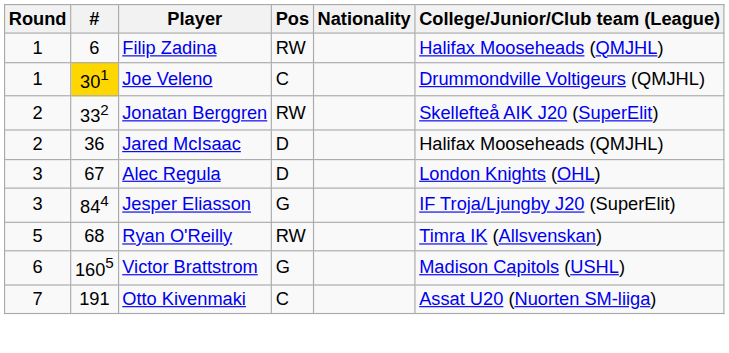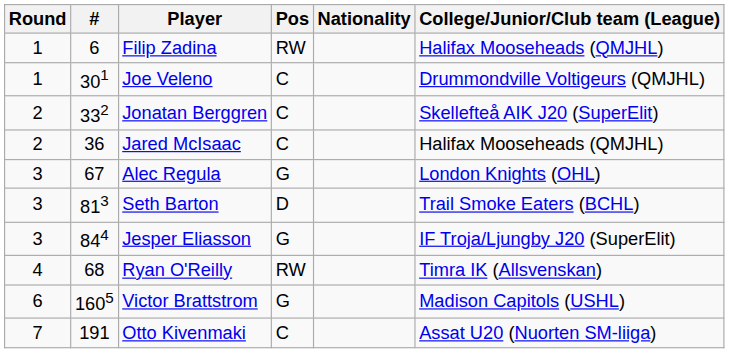(94, 79) gold background -> (94, 79) no background
(291, 113) RW -> (282, 113) C
(282, 144) D -> (282, 144) C
(282, 173) D -> (283, 173) G
+ row: (170, 204)
(38, 236) 5 -> (38, 270) 4
